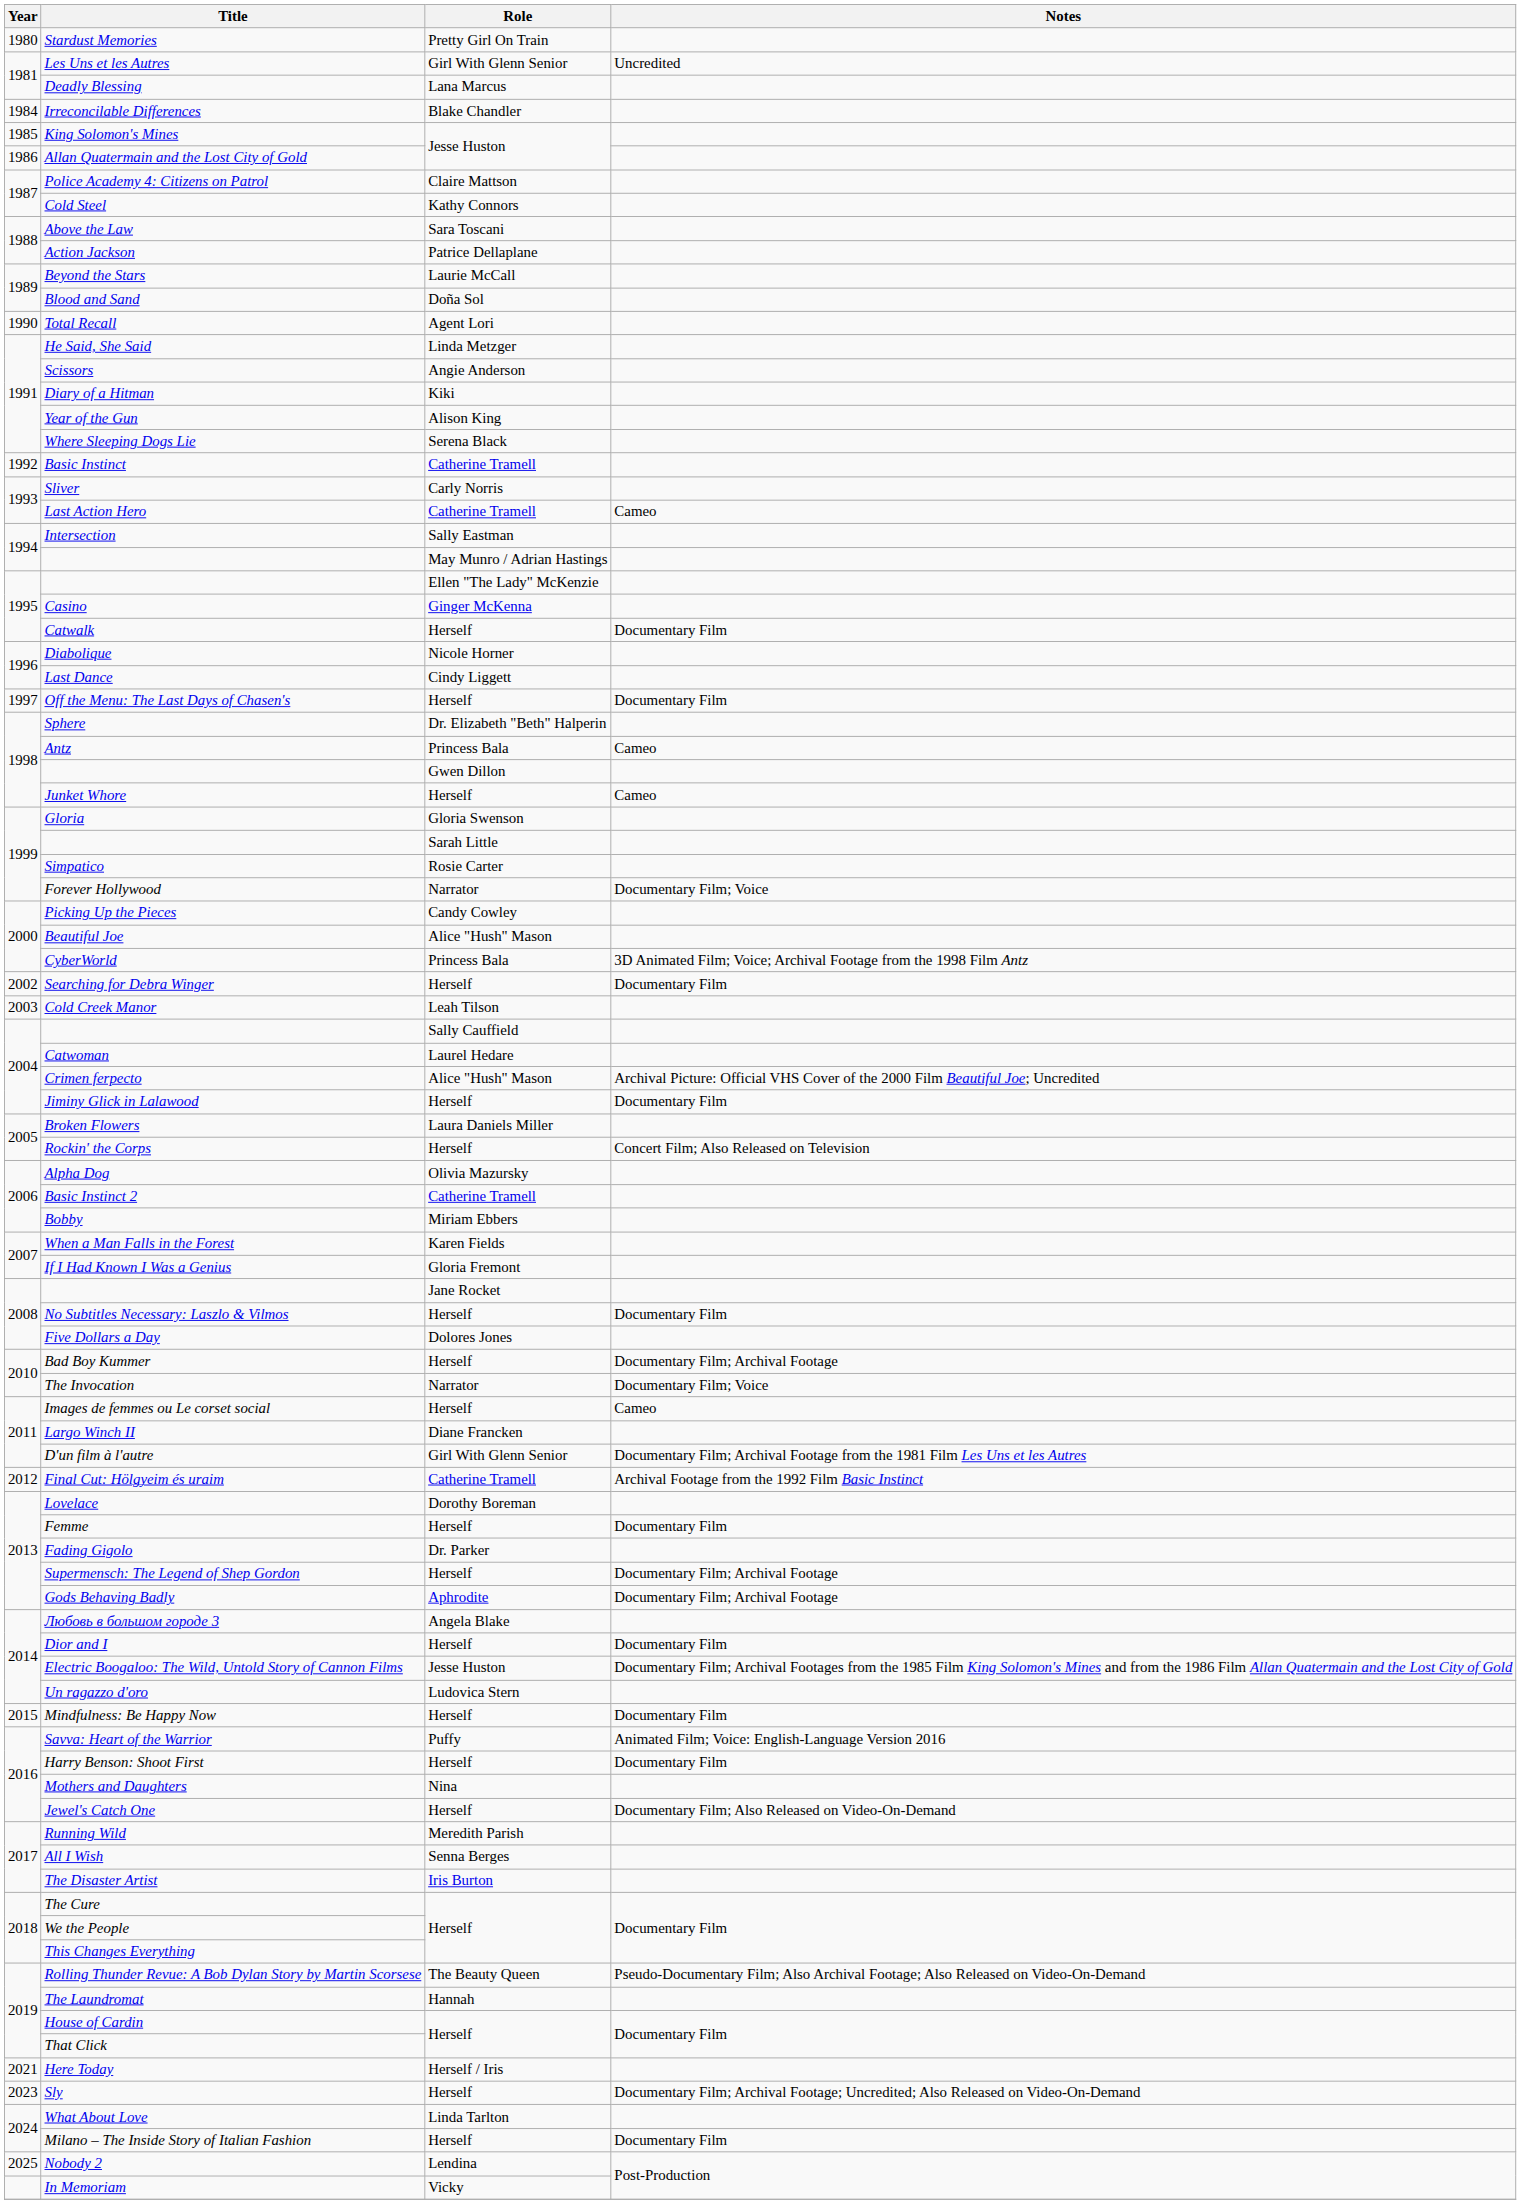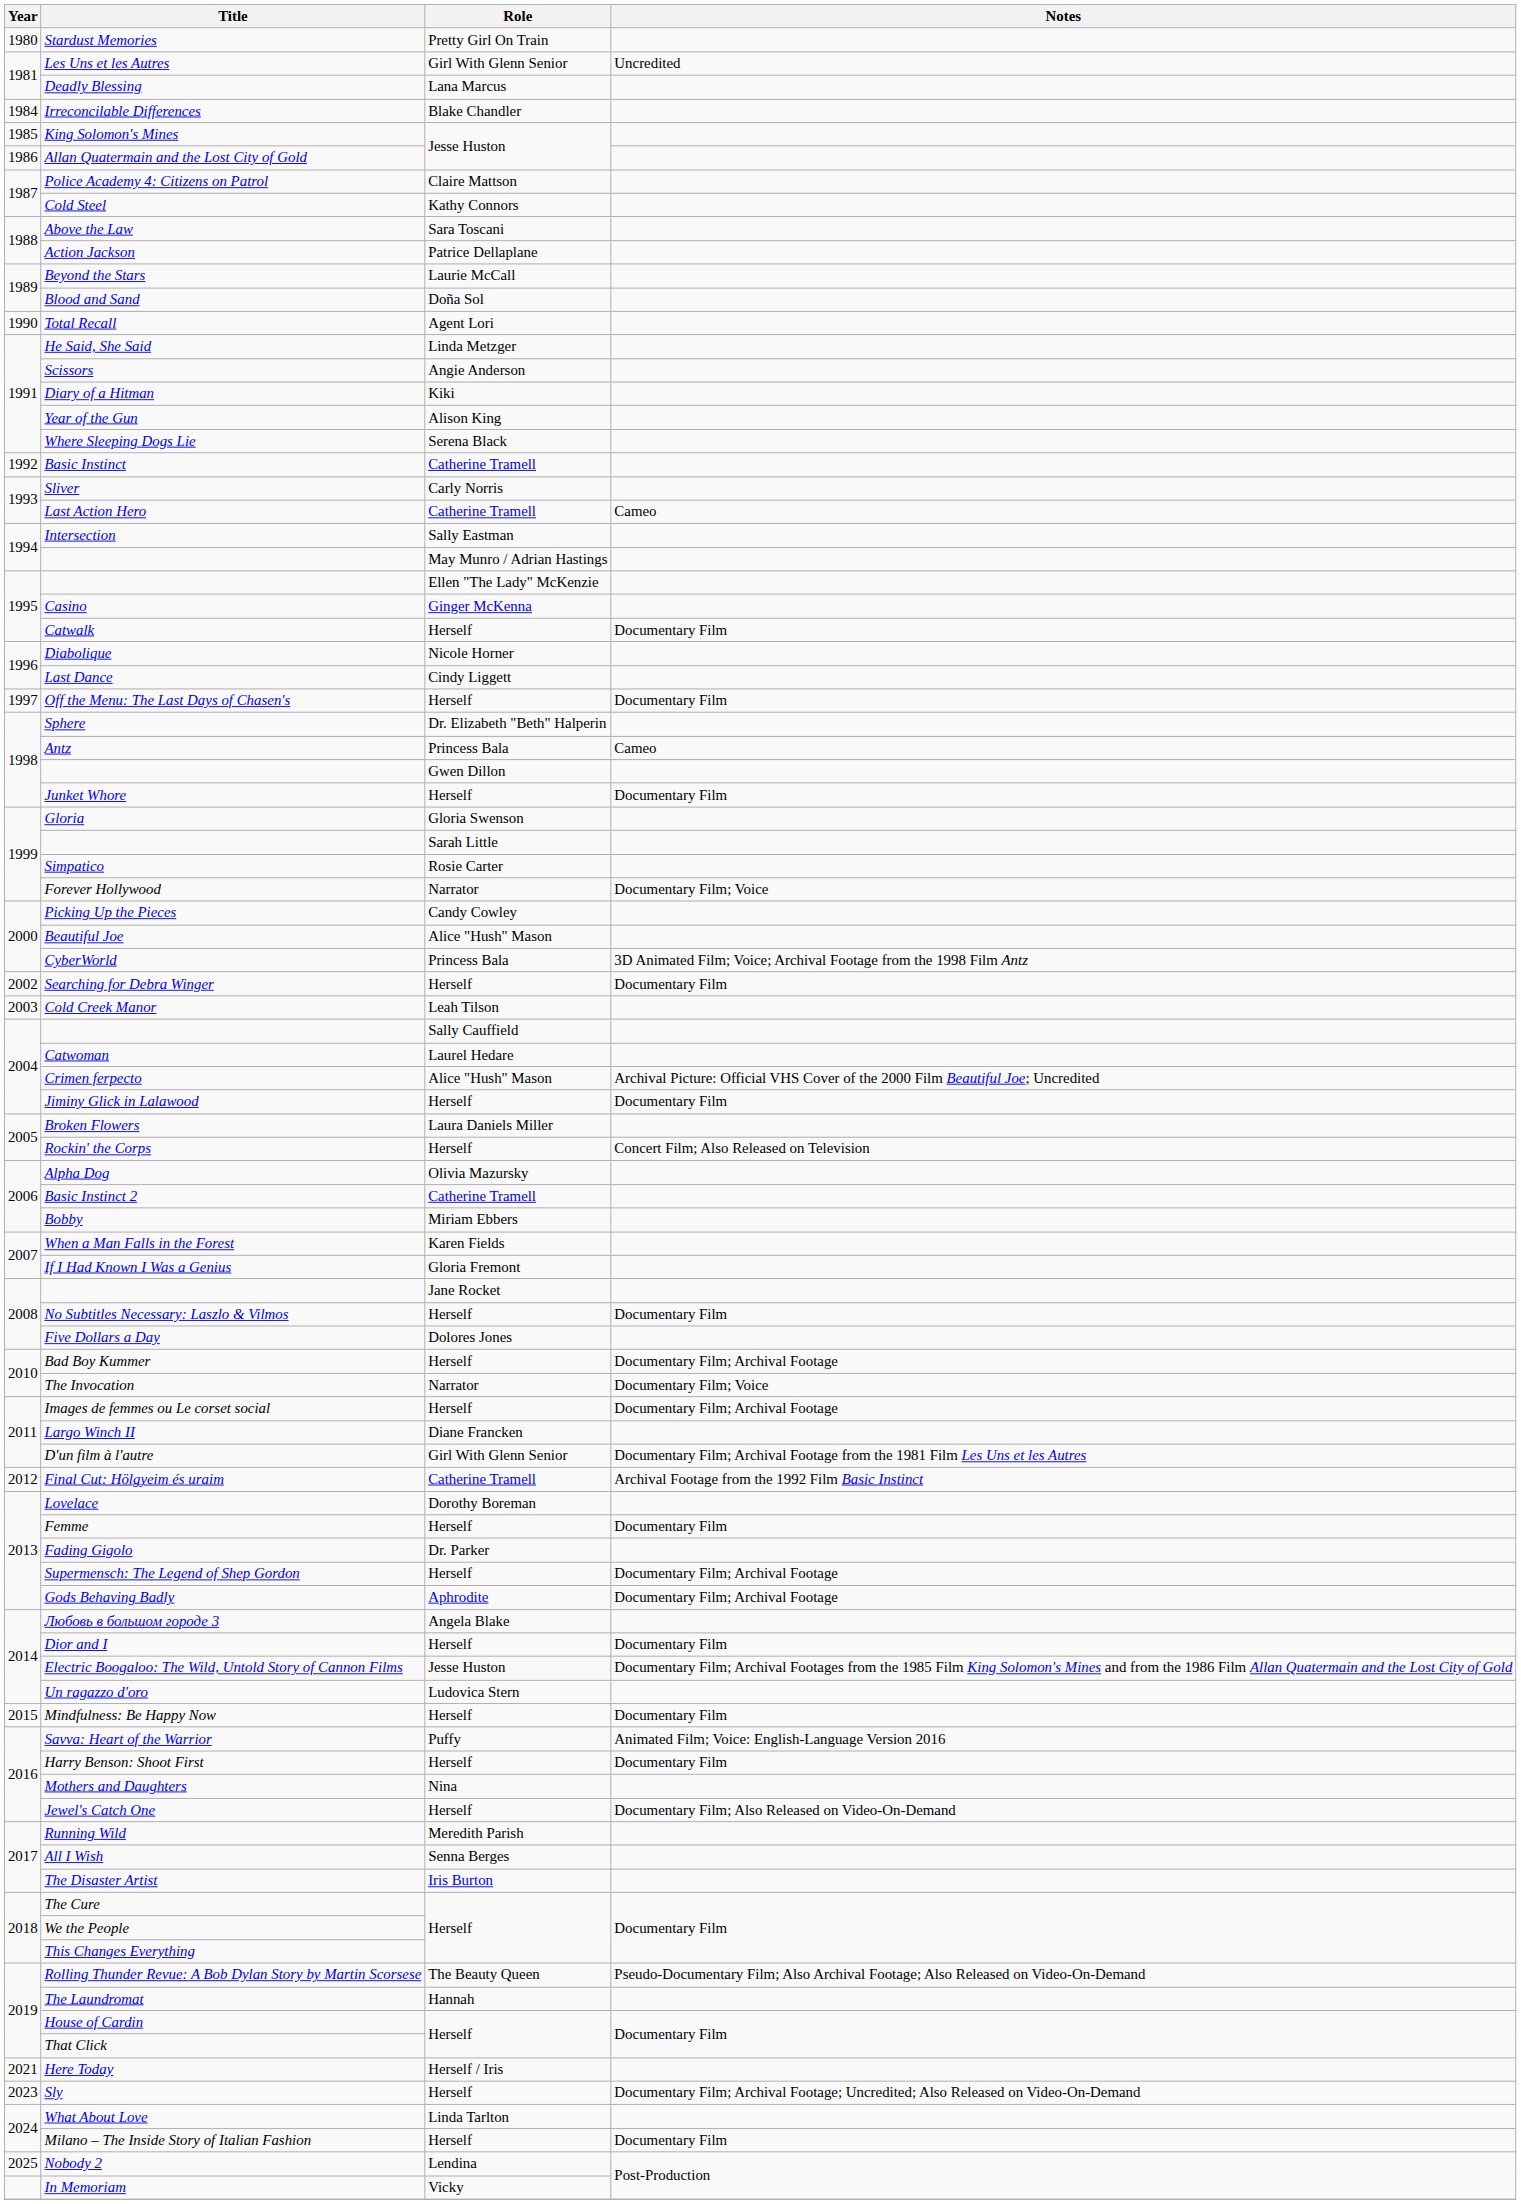(635, 795) Cameo -> (671, 795) Documentary Film
(635, 1408) Cameo -> (726, 1408) Documentary Film; Archival Footage
